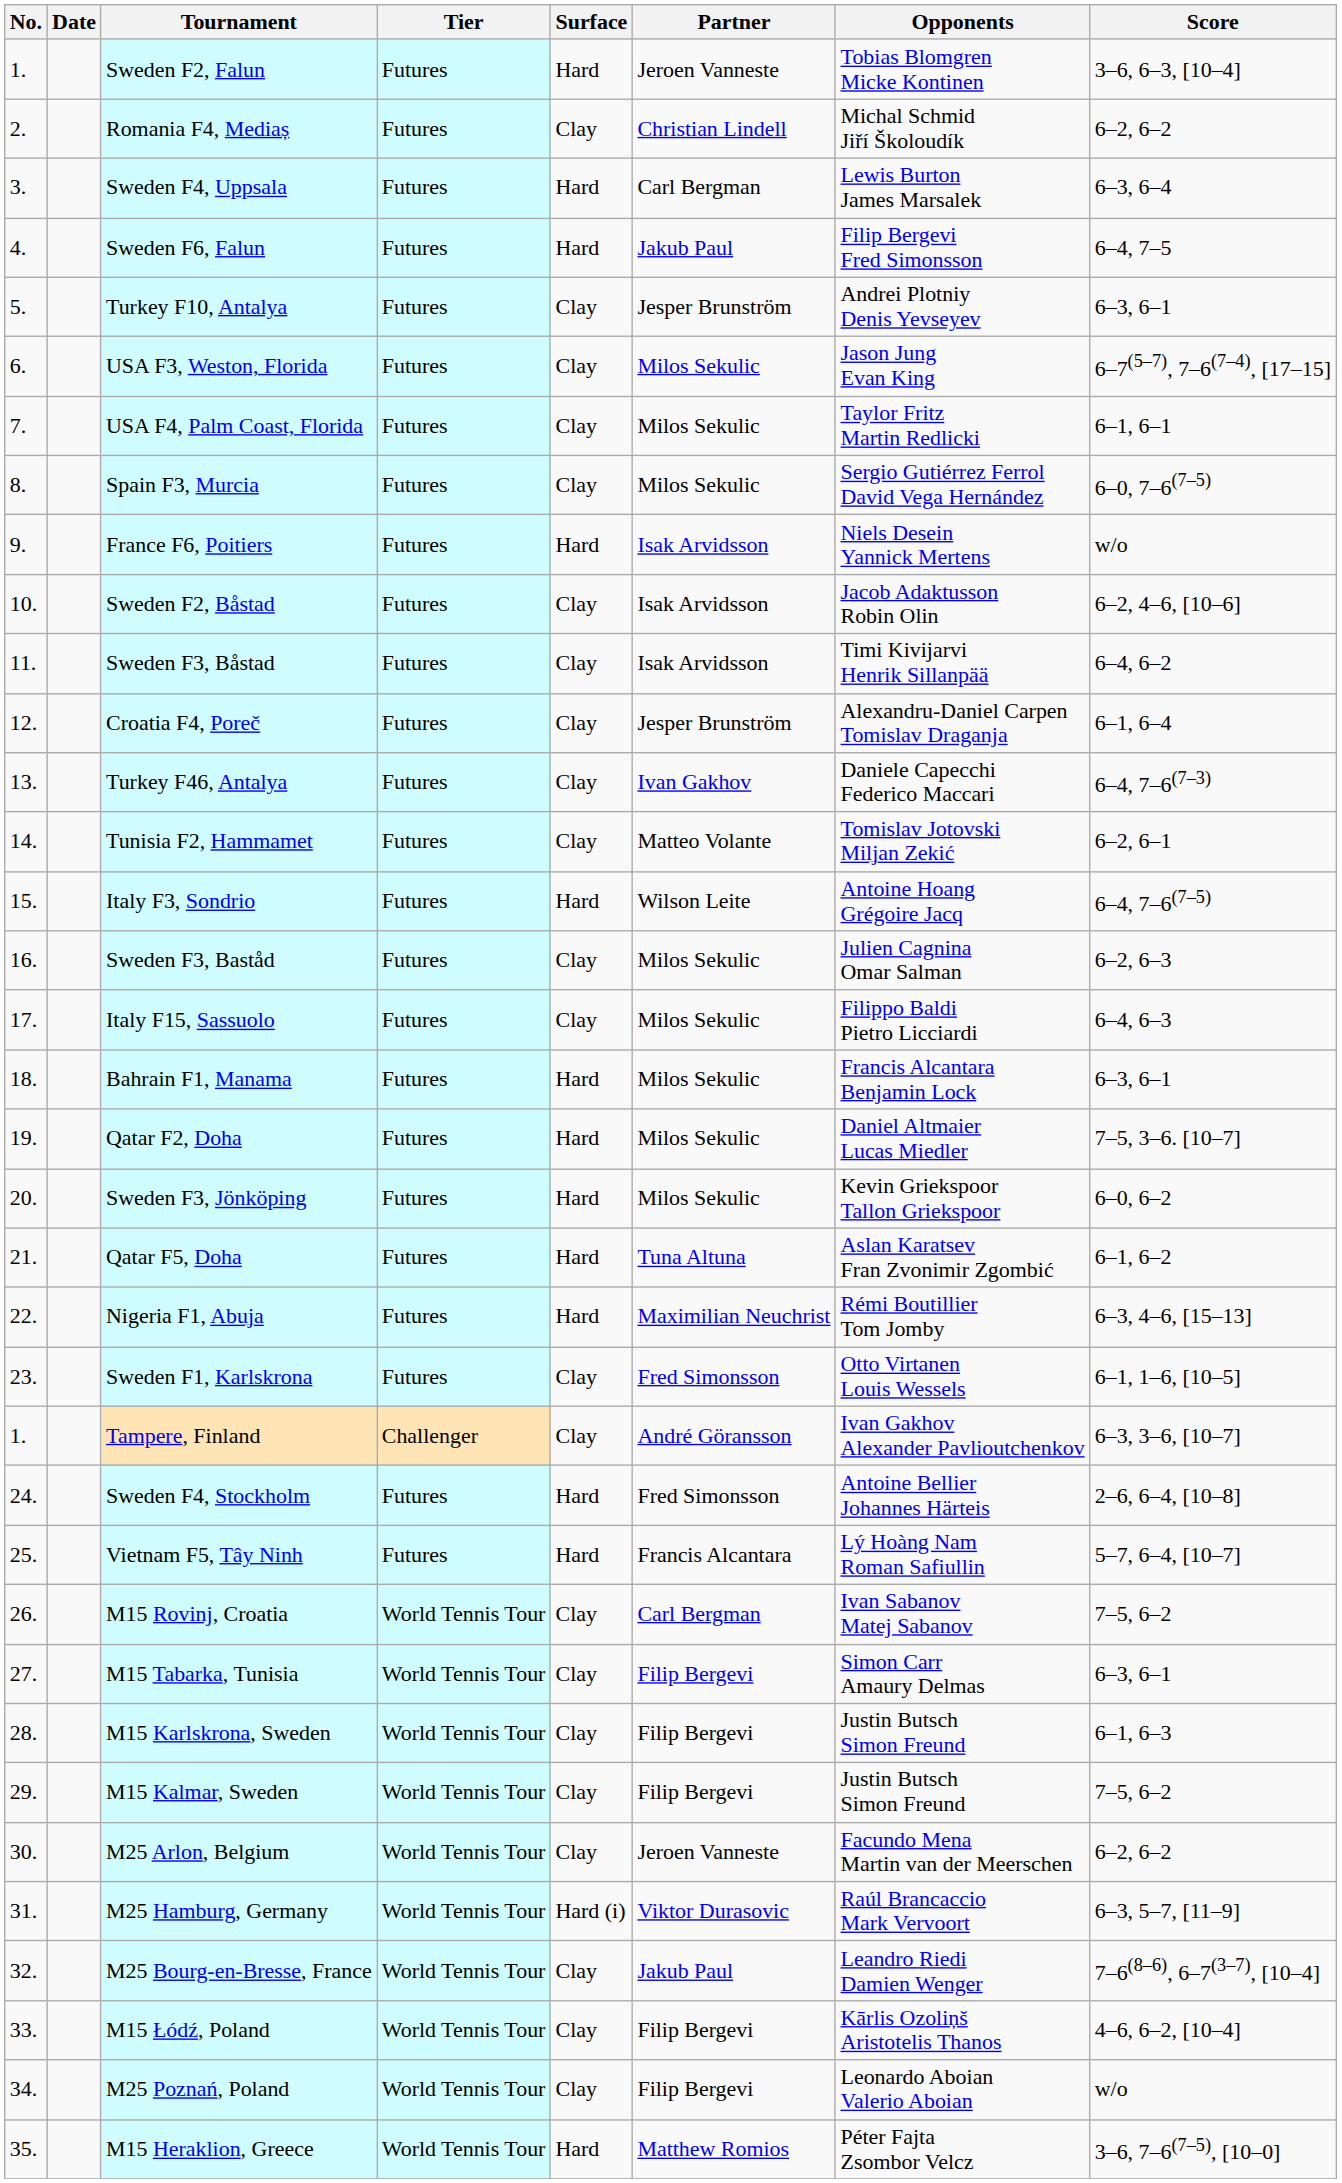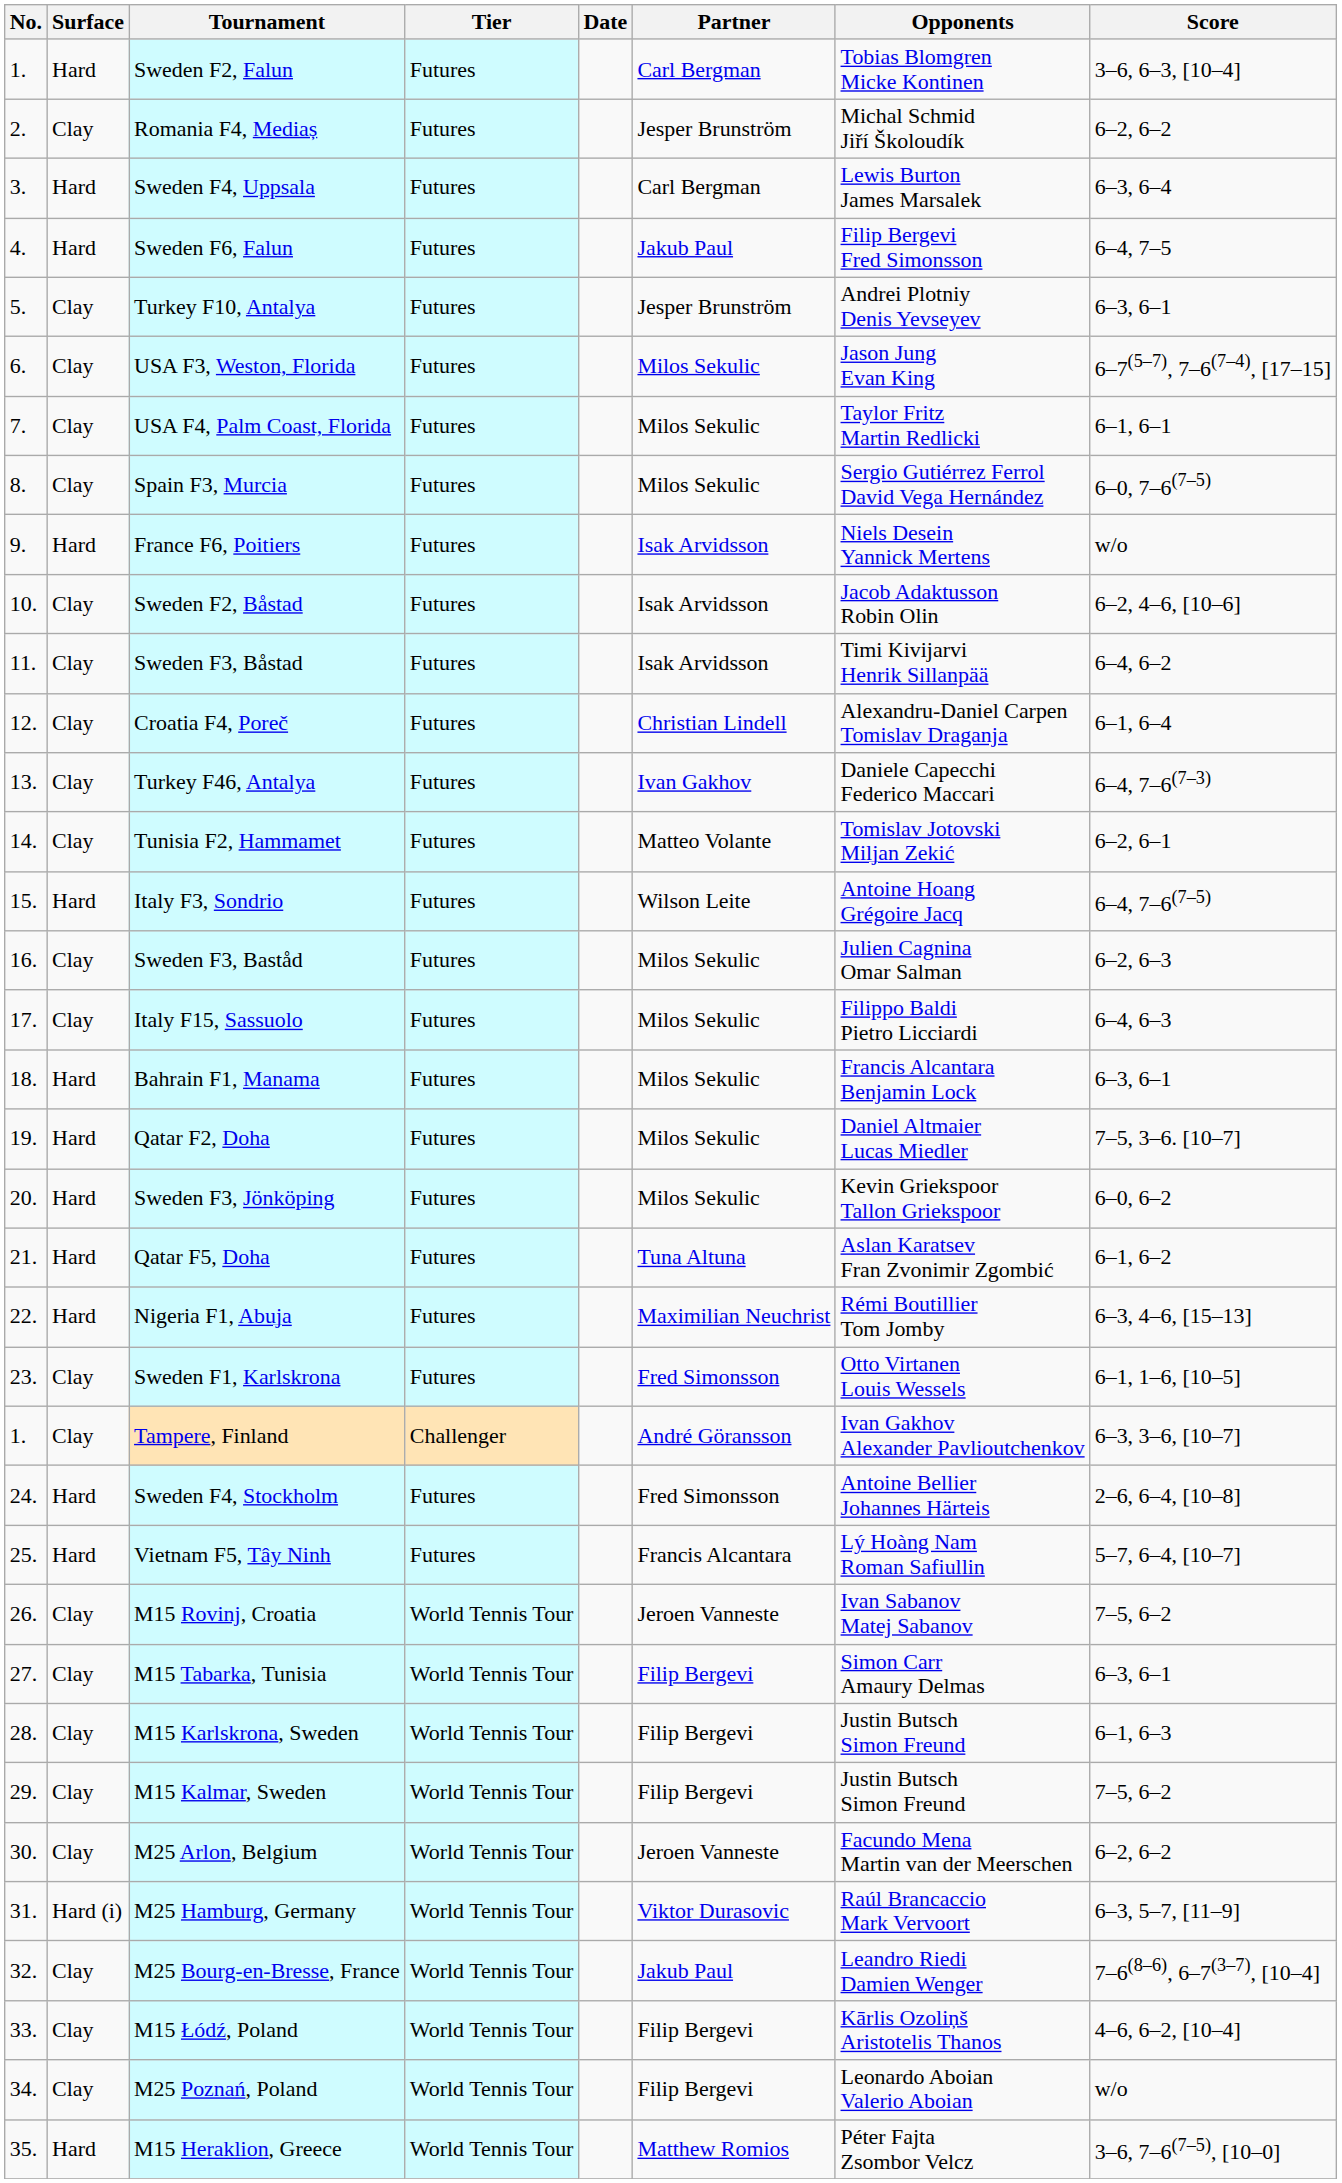columns swapped: (74, 21) <-> (591, 21)
(708, 68) Jeroen Vanneste -> (699, 68) Carl Bergman
(712, 128) Christian Lindell -> (714, 128) Jesper Brunström
(714, 722) Jesper Brunström -> (712, 722) Christian Lindell
(699, 1613) Carl Bergman -> (708, 1613) Jeroen Vanneste
